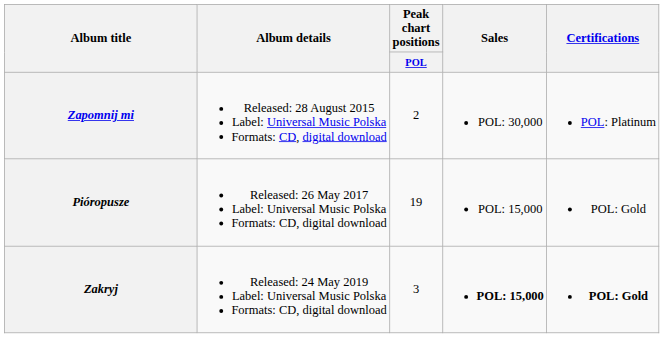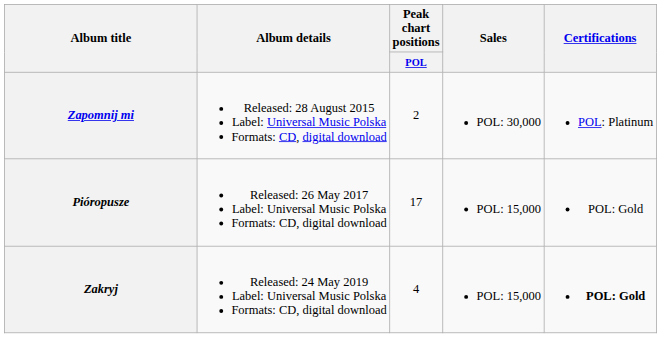(416, 202) 19 -> (416, 202) 17
(416, 289) 3 -> (416, 289) 4
(495, 296) bold -> (493, 296) normal
